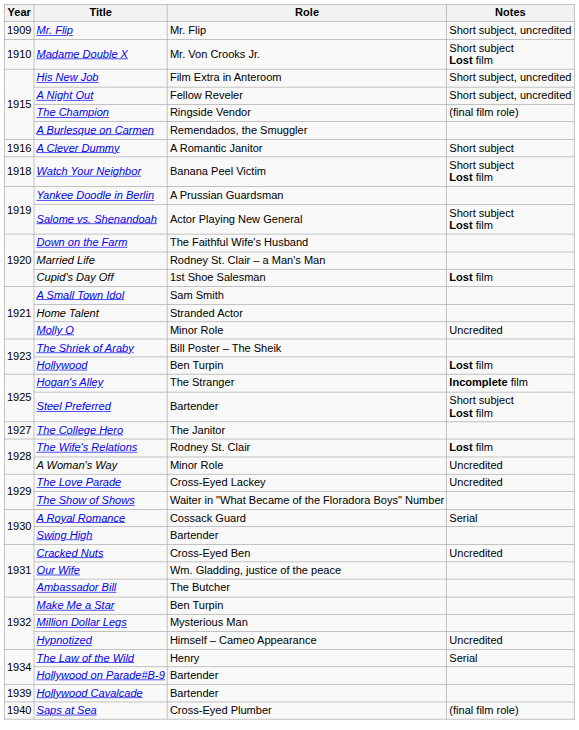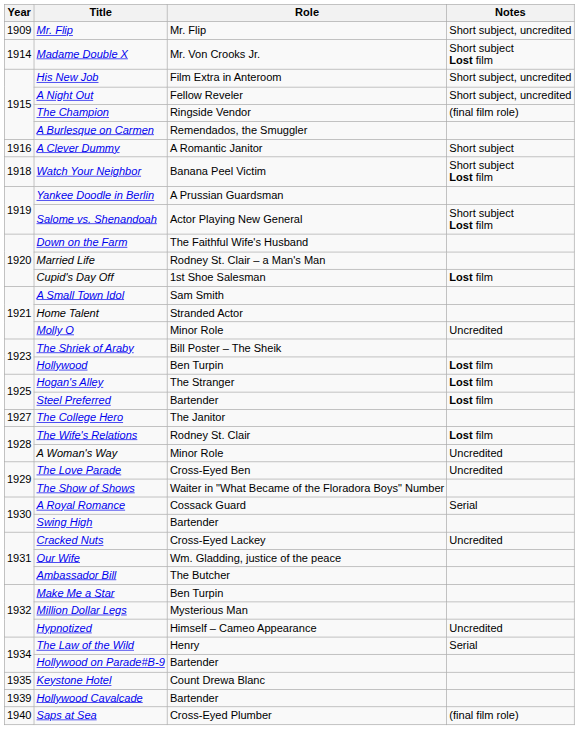(19, 54) 1910 -> (19, 54) 1914
(489, 383) Incomplete film -> (471, 383) Lost film
(482, 406) Short subject Lost film -> (471, 400) Lost film
(218, 483) Cross-Eyed Lackey -> (210, 470) Cross-Eyed Ben
(210, 553) Cross-Eyed Ben -> (218, 540) Cross-Eyed Lackey
+ row: (74, 680)
